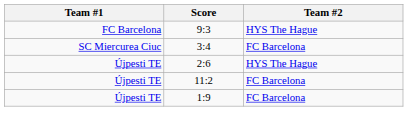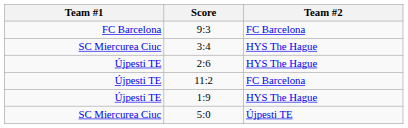(282, 30) HYS The Hague -> (276, 30) FC Barcelona
(276, 47) FC Barcelona -> (282, 47) HYS The Hague
(276, 98) FC Barcelona -> (282, 98) HYS The Hague
+ row: (204, 115)
